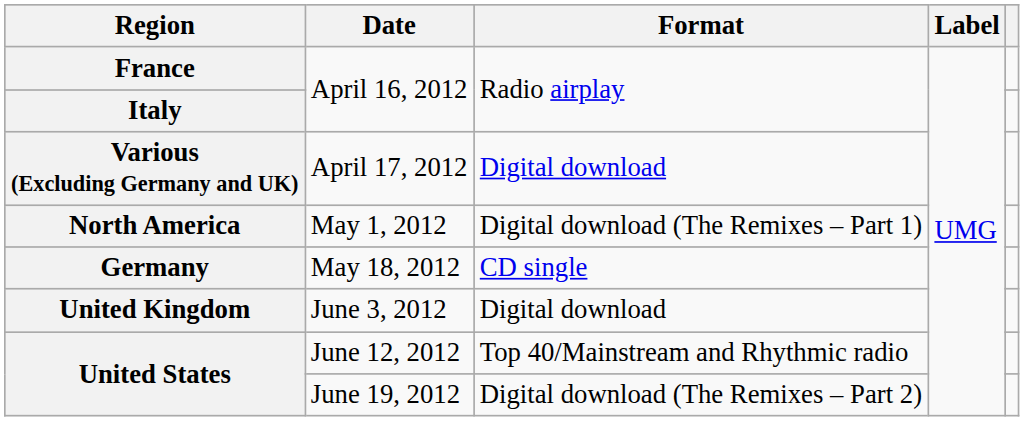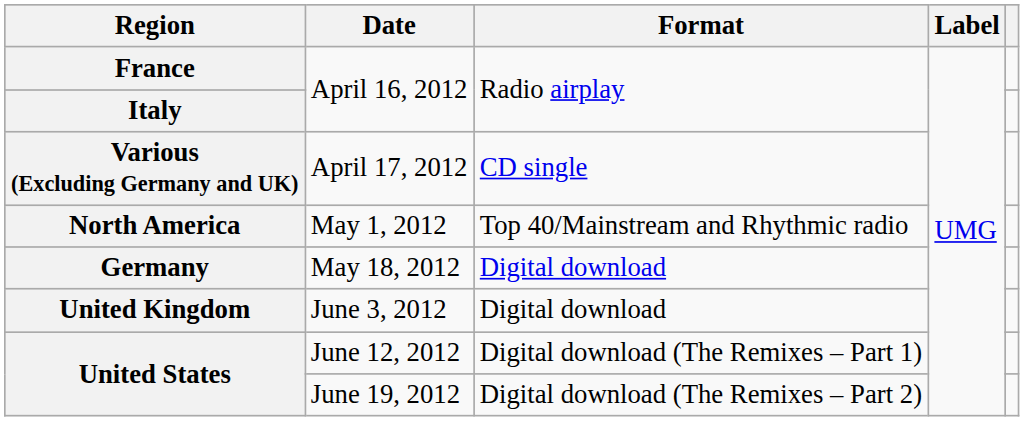(573, 167) Digital download -> (534, 167) CD single
(701, 225) Digital download (The Remixes – Part 1) -> (694, 225) Top 40/Mainstream and Rhythmic radio
(534, 267) CD single -> (573, 267) Digital download
(694, 352) Top 40/Mainstream and Rhythmic radio -> (701, 352) Digital download (The Remixes – Part 1)
